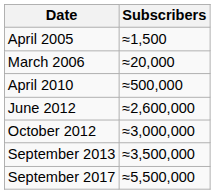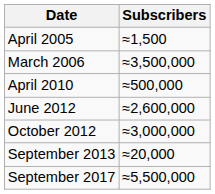(148, 62) ≈20,000 -> (159, 62) ≈3,500,000
(159, 154) ≈3,500,000 -> (148, 154) ≈20,000
